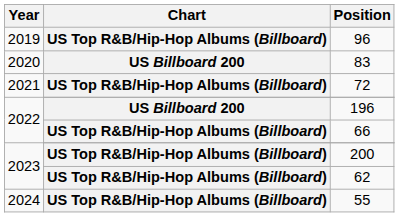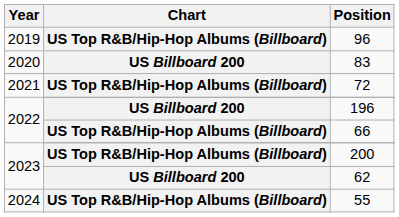(187, 177) US Top R&B/Hip-Hop Albums (Billboard) -> (187, 177) US Billboard 200
